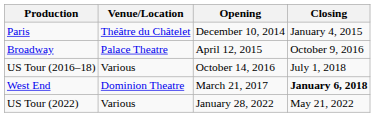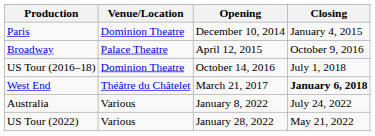(146, 31) Théâtre du Châtelet -> (143, 31) Dominion Theatre
(118, 67) Various -> (143, 67) Dominion Theatre
(143, 85) Dominion Theatre -> (146, 85) Théâtre du Châtelet
+ row: (28, 103)
